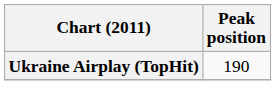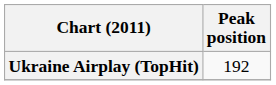(236, 65) 190 -> (236, 65) 192
